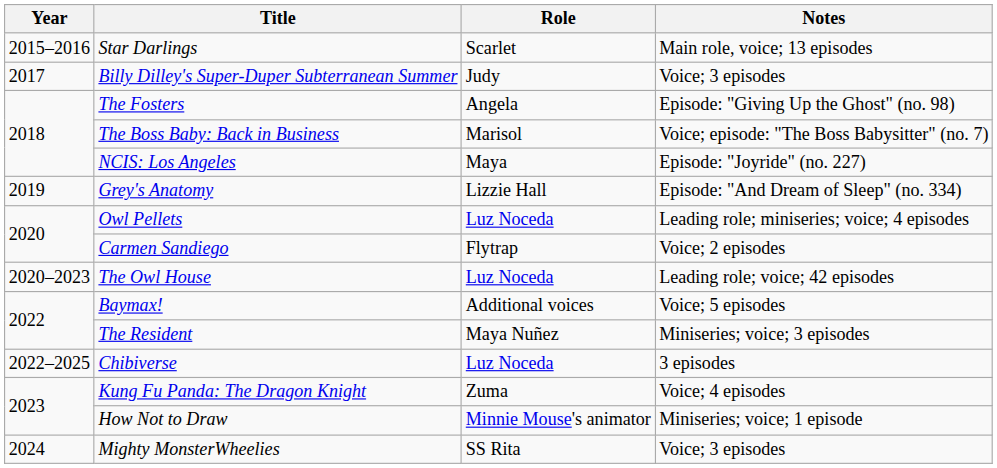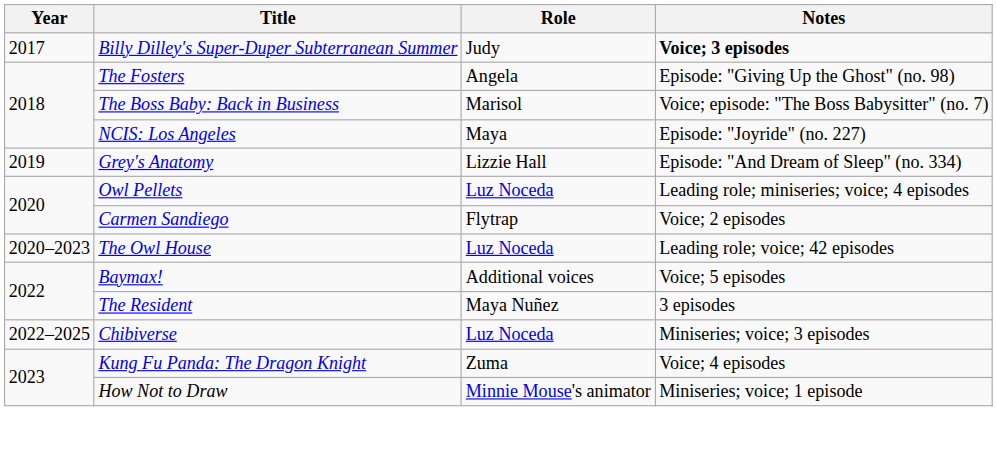- row: (148, 47)
(722, 76) normal -> (724, 47) bold
(764, 334) Miniseries; voice; 3 episodes -> (697, 305) 3 episodes
(697, 362) 3 episodes -> (764, 334) Miniseries; voice; 3 episodes
- row: (189, 448)
